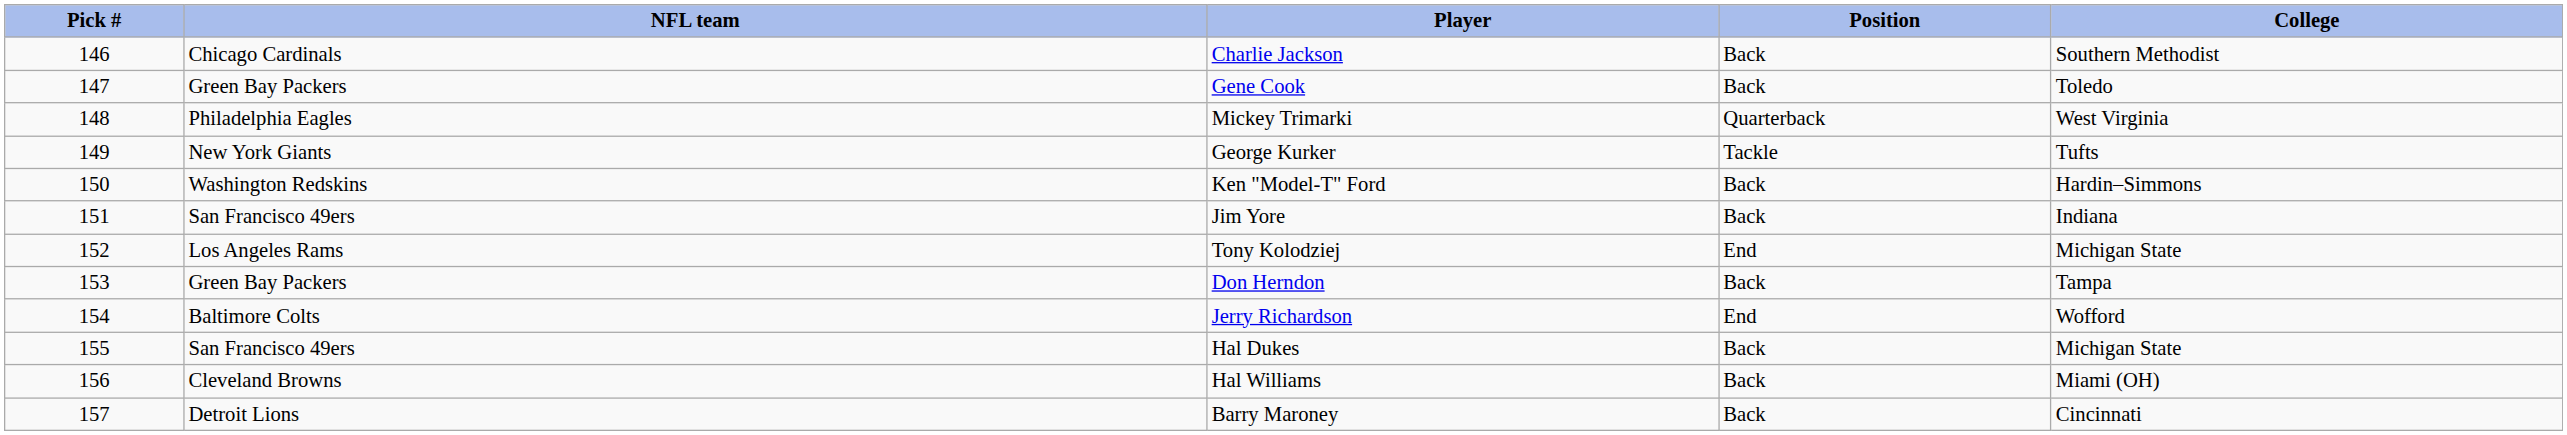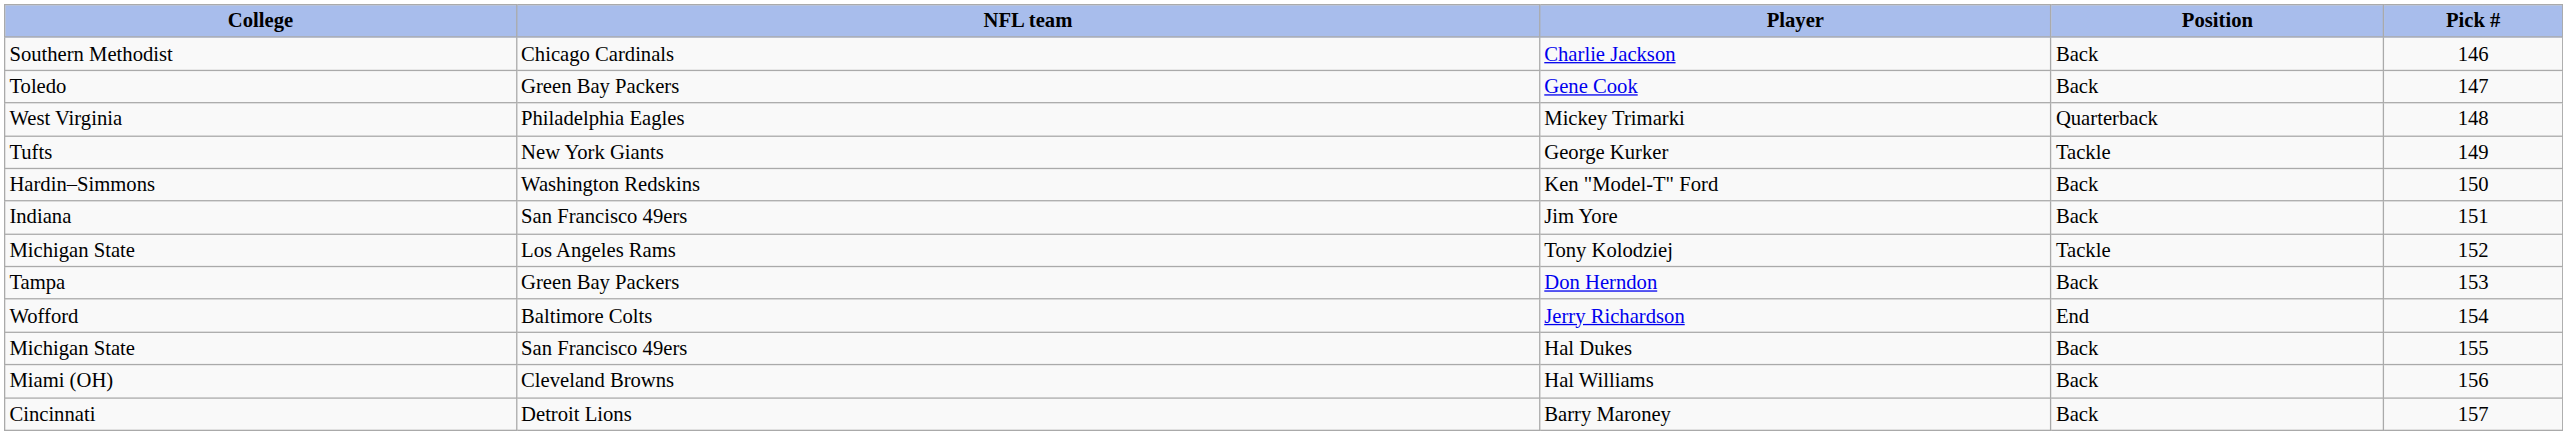columns swapped: (94, 20) <-> (2307, 20)
(1740, 250) End -> (2083, 250) Tackle
